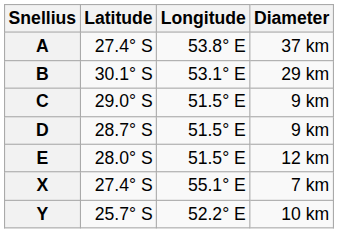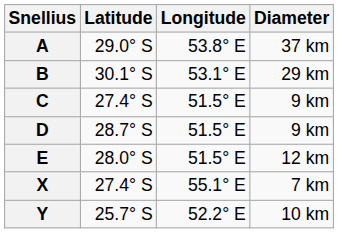(124, 46) 27.4° S -> (124, 46) 29.0° S
(124, 102) 29.0° S -> (124, 102) 27.4° S
